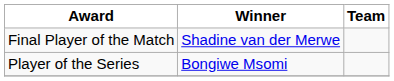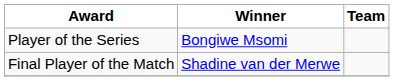rows swapped: (74, 64) <-> (91, 40)
